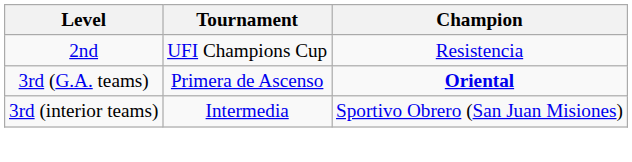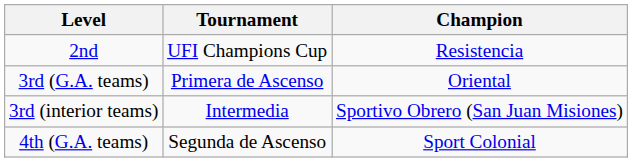(479, 80) bold -> (479, 80) normal
+ row: (84, 141)
